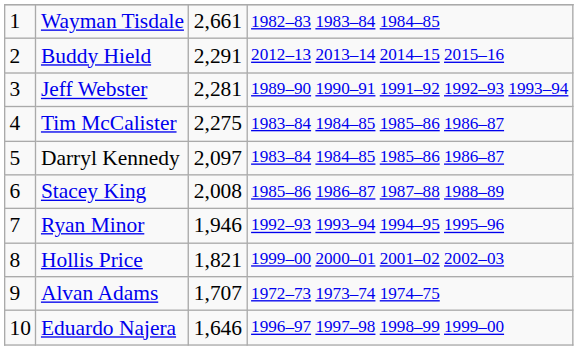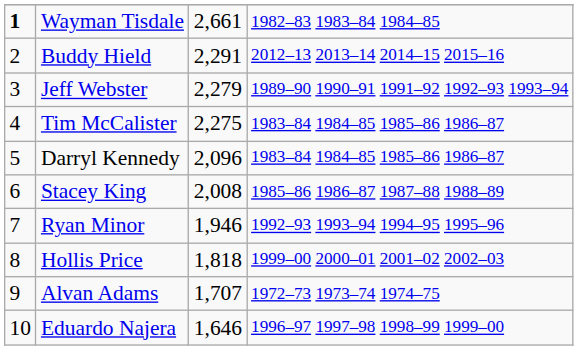(15, 21) normal -> (15, 21) bold
(218, 89) 2,281 -> (218, 89) 2,279
(218, 157) 2,097 -> (218, 157) 2,096
(218, 259) 1,821 -> (218, 259) 1,818
